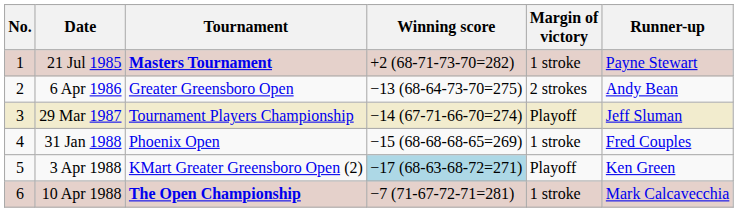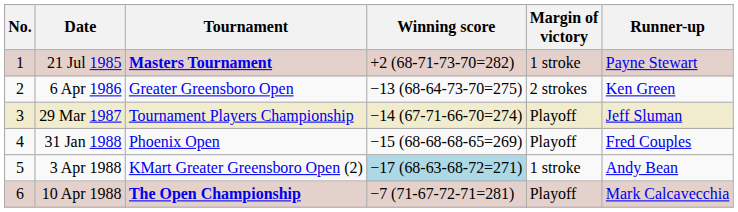(642, 89) Andy Bean -> (641, 89) Ken Green
(555, 142) 1 stroke -> (553, 142) Playoff
(553, 168) Playoff -> (555, 168) 1 stroke
(641, 168) Ken Green -> (642, 168) Andy Bean
(555, 194) 1 stroke -> (553, 194) Playoff
